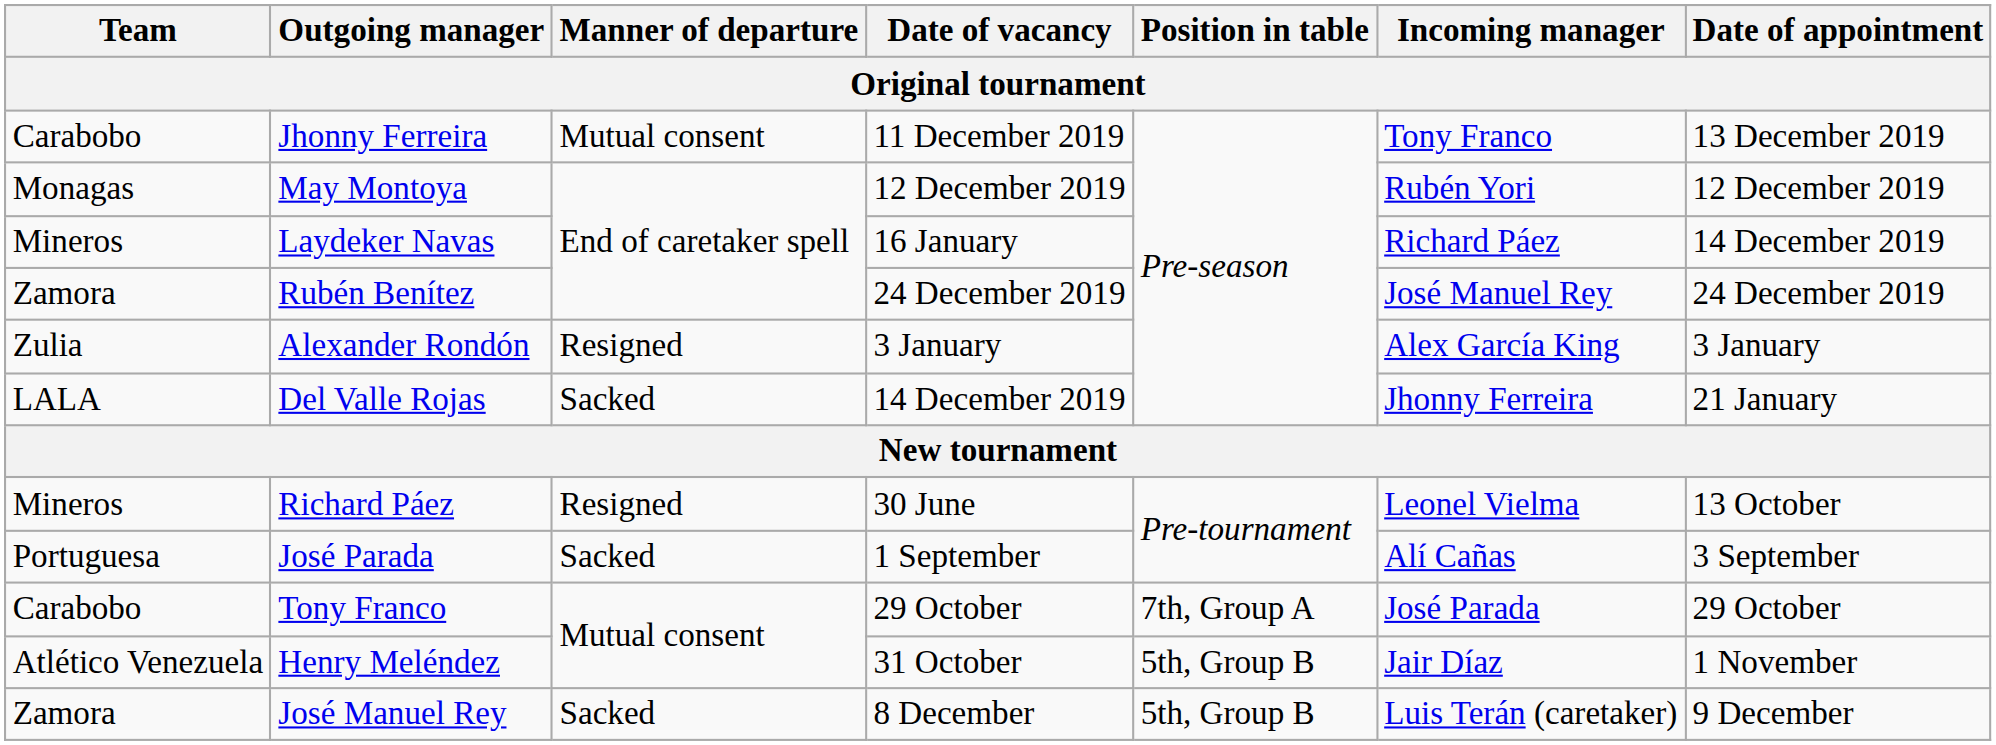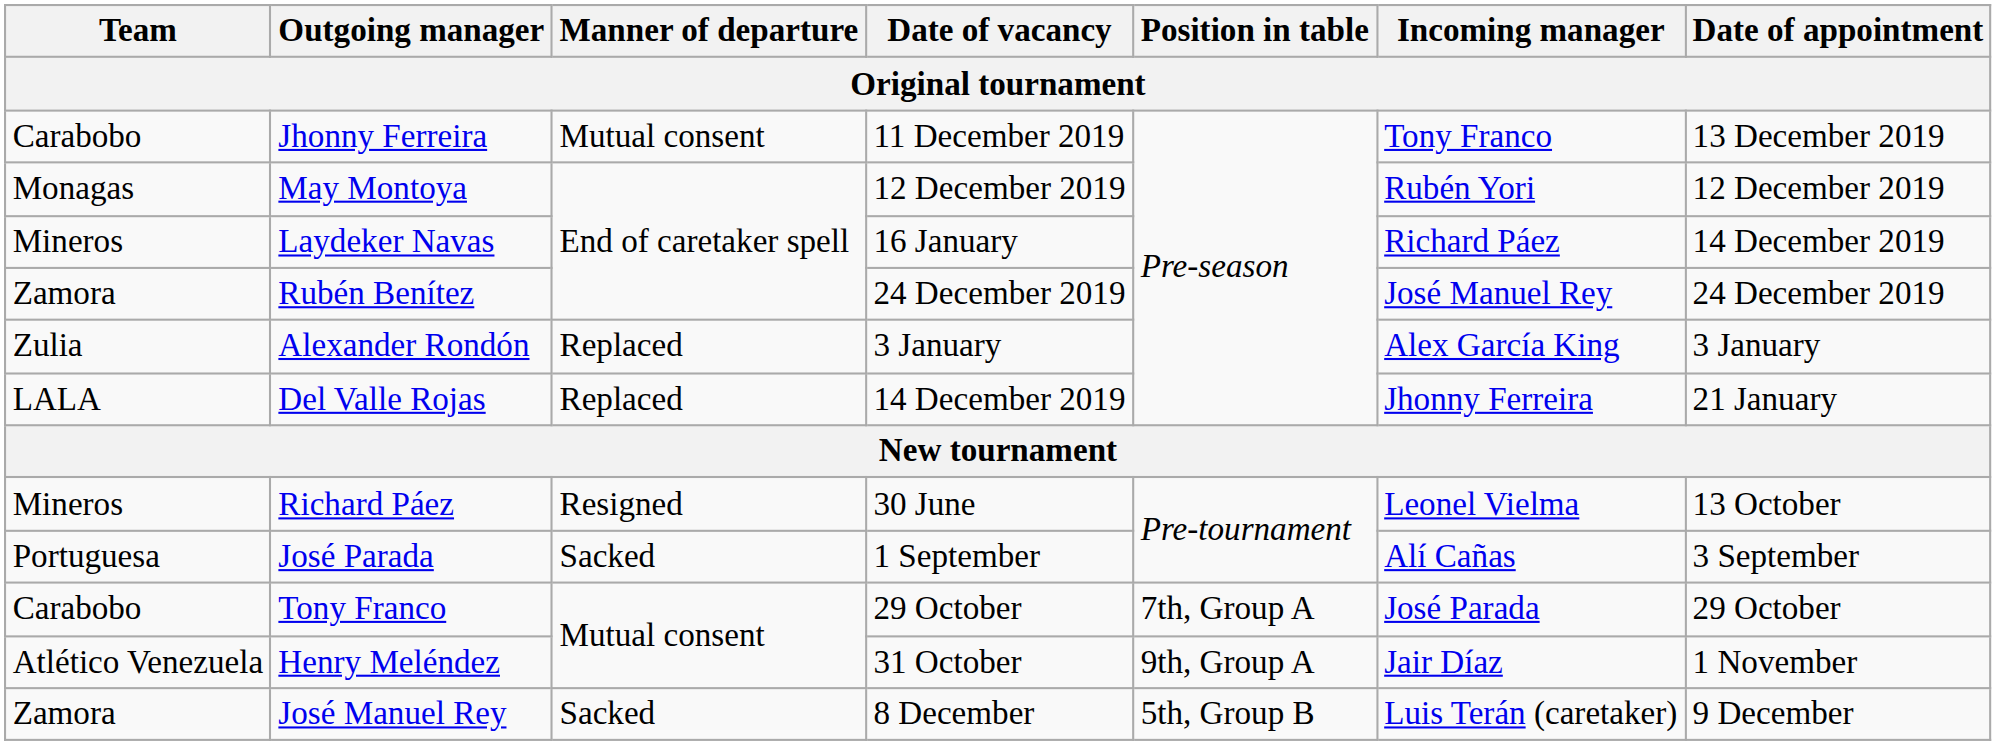(621, 345) Resigned -> (621, 345) Replaced
(607, 398) Sacked -> (621, 398) Replaced
(1228, 661) 5th, Group B -> (1228, 661) 9th, Group A
